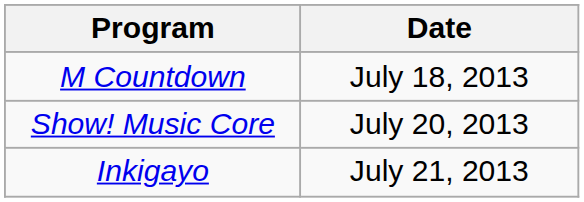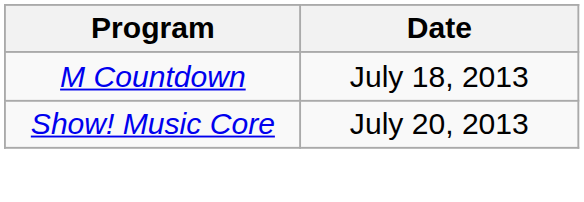- row: (153, 171)
